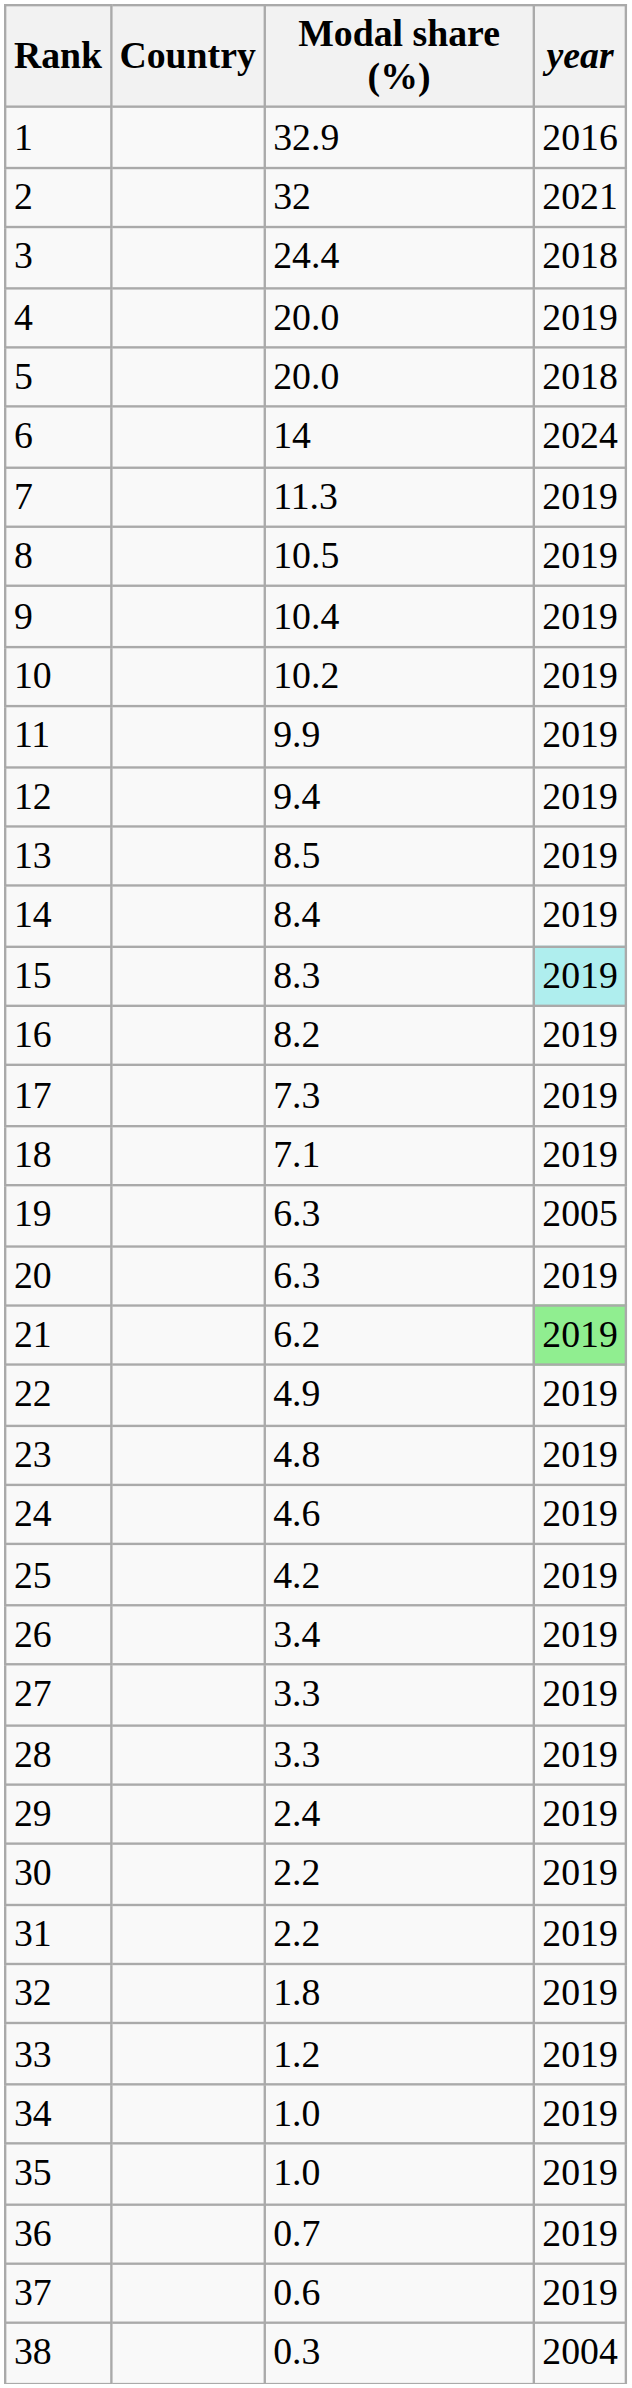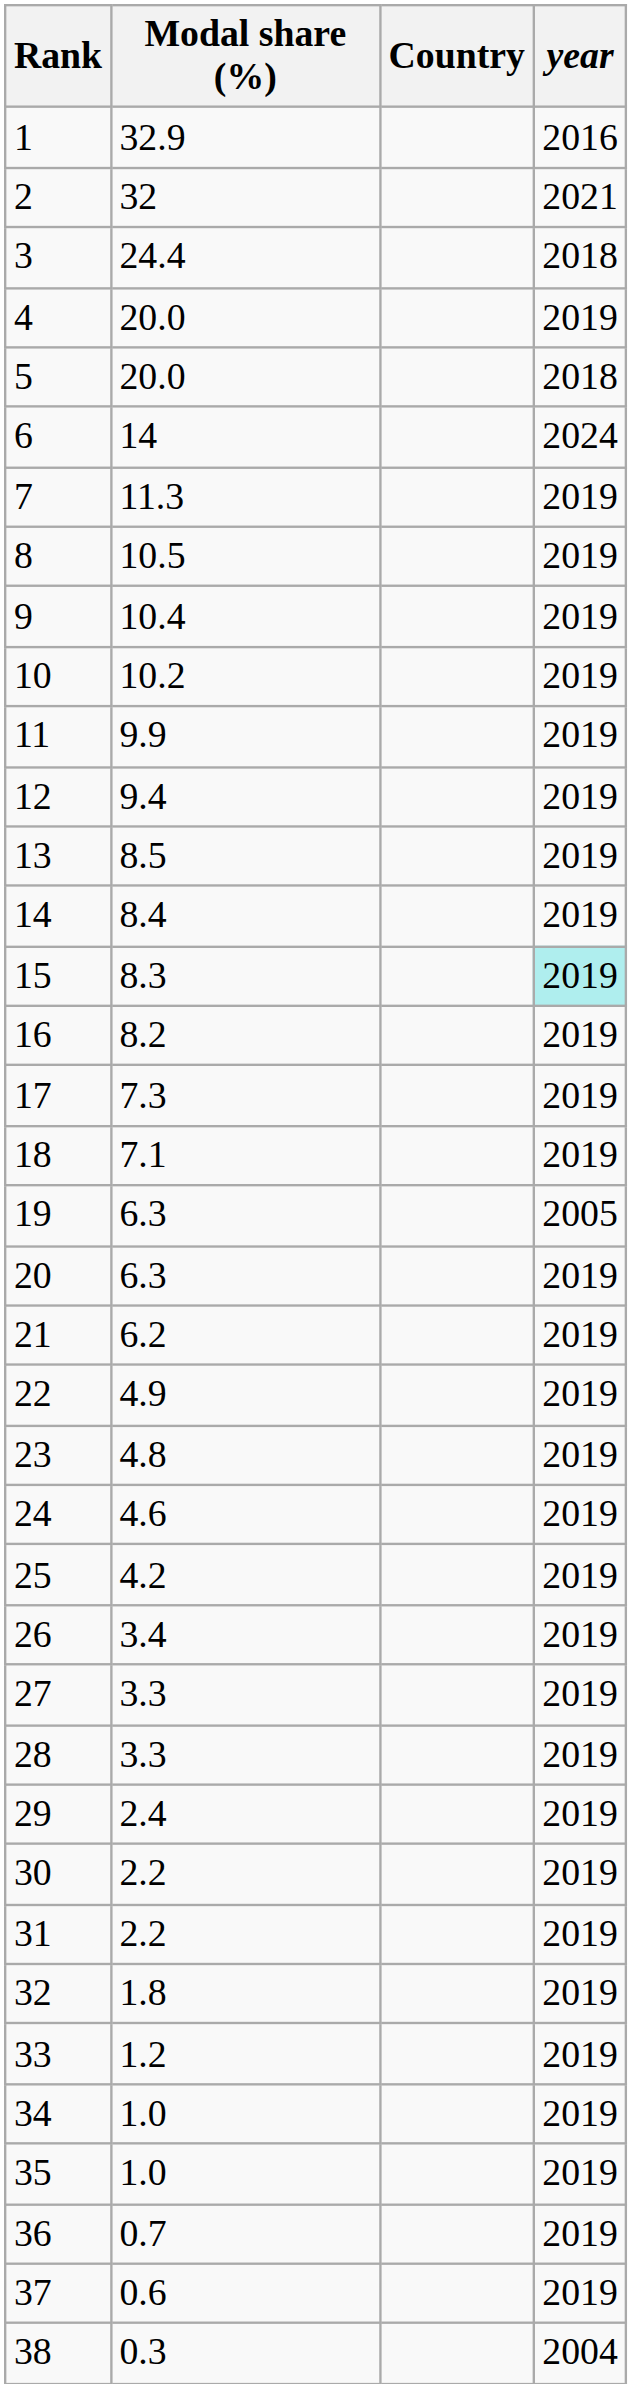columns swapped: (188, 55) <-> (399, 55)
(580, 1334) lightgreen background -> (580, 1334) no background
